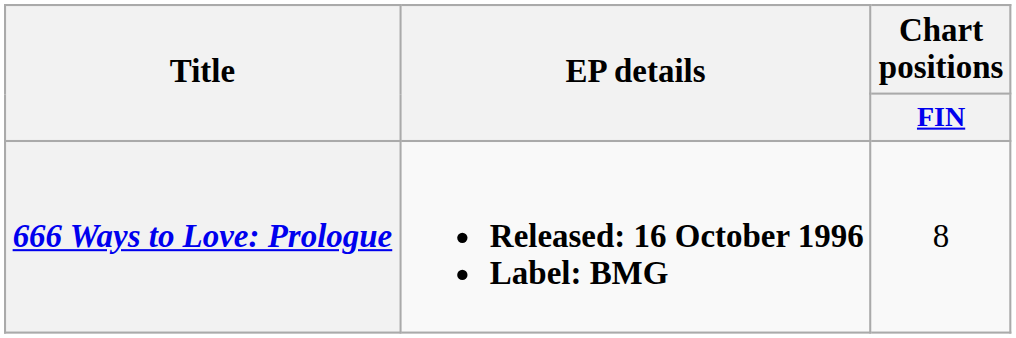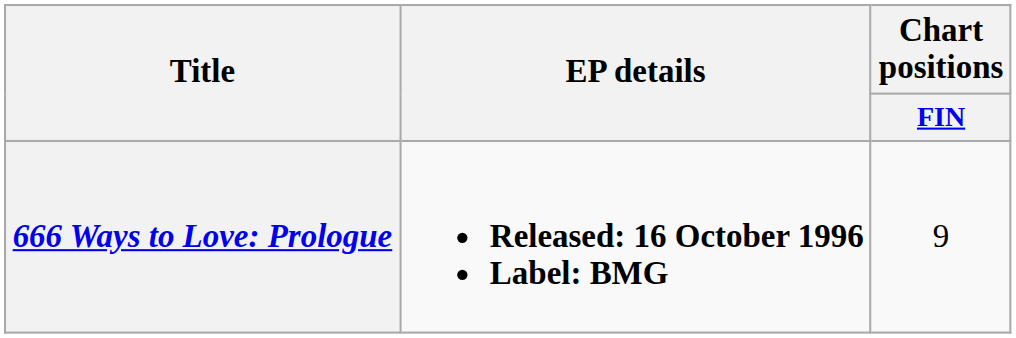(941, 236) 8 -> (941, 236) 9
